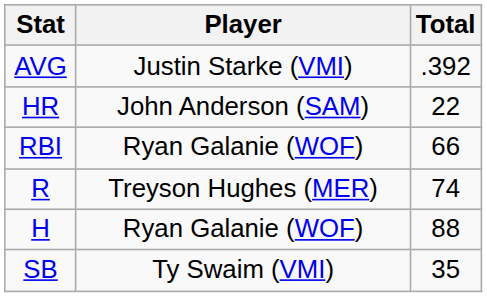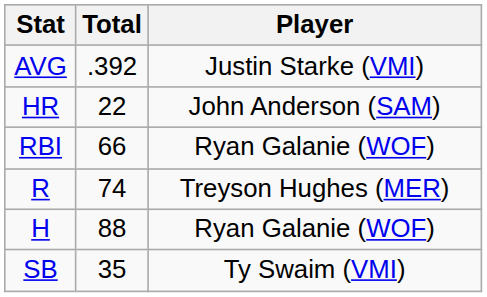columns swapped: (243, 24) <-> (446, 24)
